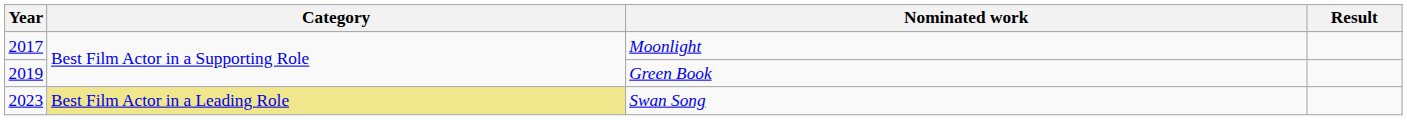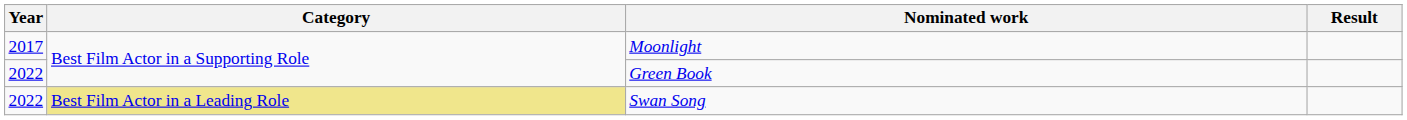(26, 73) 2019 -> (26, 73) 2022
(26, 100) 2023 -> (26, 100) 2022
